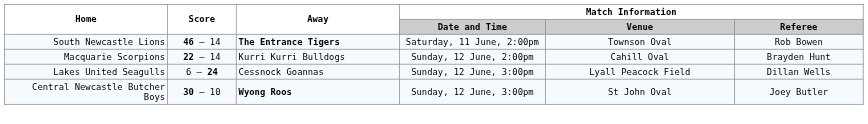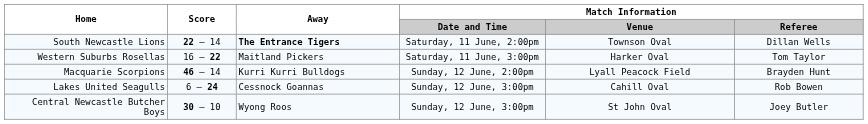(202, 42) 46 – 14 -> (202, 42) 22 – 14
(799, 42) Rob Bowen -> (799, 42) Dillan Wells
+ row: (101, 57)
(202, 57) 22 – 14 -> (202, 72) 46 – 14
(640, 57) Cahill Oval -> (640, 72) Lyall Peacock Field
(640, 72) Lyall Peacock Field -> (640, 87) Cahill Oval
(799, 72) Dillan Wells -> (799, 87) Rob Bowen
(265, 92) bold -> (265, 107) normal
